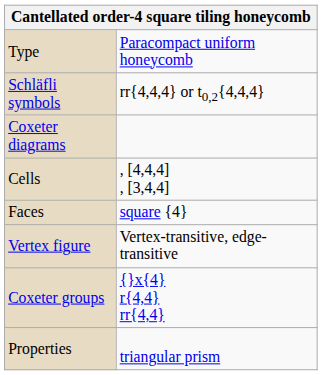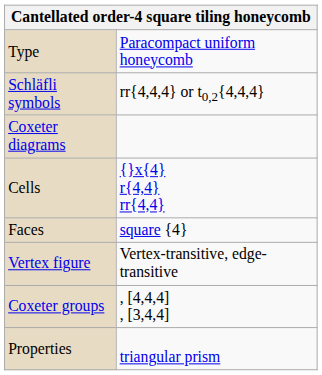(144, 178) , [4,4,4] , [3,4,4] -> (143, 187) {}x{4} r{4,4} rr{4,4}
(143, 297) {}x{4} r{4,4} rr{4,4} -> (144, 306) , [4,4,4] , [3,4,4]
